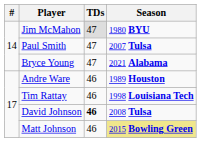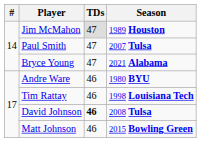(129, 29) 1980 BYU -> (137, 29) 1989 Houston
(137, 79) 1989 Houston -> (129, 79) 1980 BYU
(151, 129) khaki background -> (151, 129) no background
